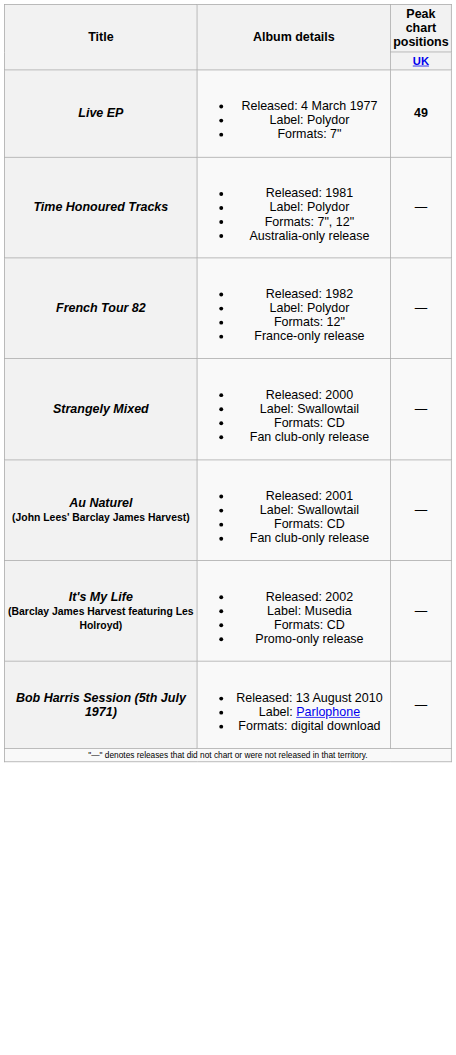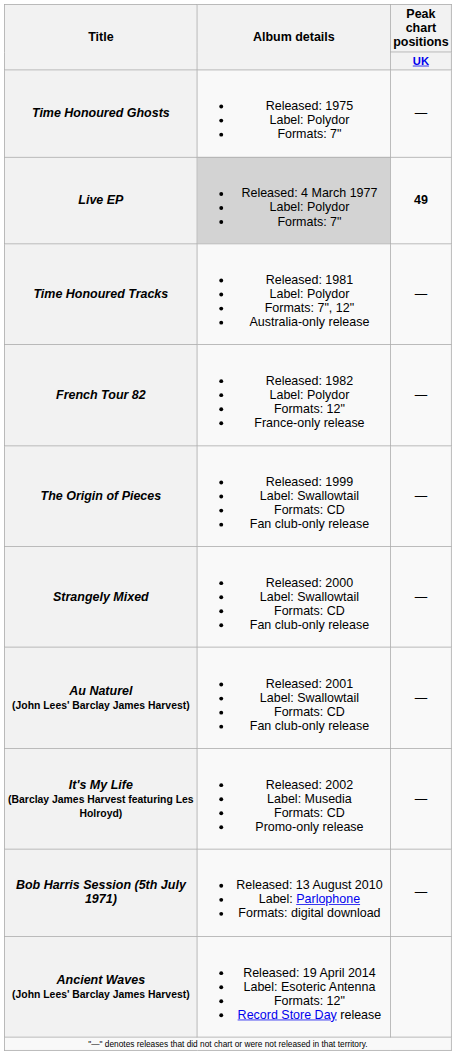+ row: (101, 113)
(294, 120) no background -> (294, 207) lightgrey background
+ row: (101, 496)
+ row: (101, 986)
